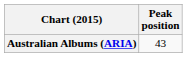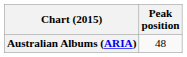(161, 43) 43 -> (161, 43) 48
